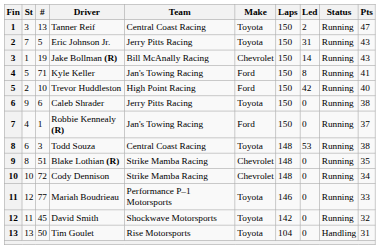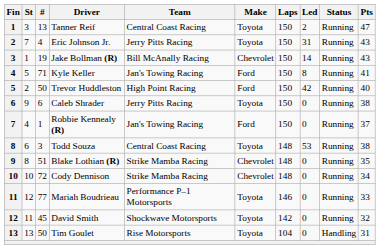(40, 42) 5 -> (40, 42) 4
(42, 88) 10 -> (42, 88) 50
